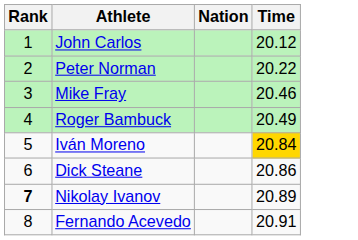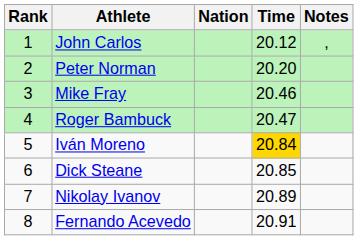+ column: (326, 17)
(276, 68) 20.22 -> (276, 68) 20.20
(276, 119) 20.49 -> (276, 119) 20.47
(276, 171) 20.86 -> (276, 171) 20.85
(28, 196) bold -> (28, 196) normal
